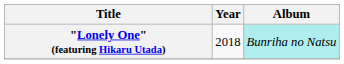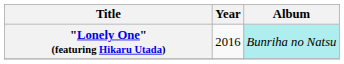(228, 41) 2018 -> (228, 41) 2016
